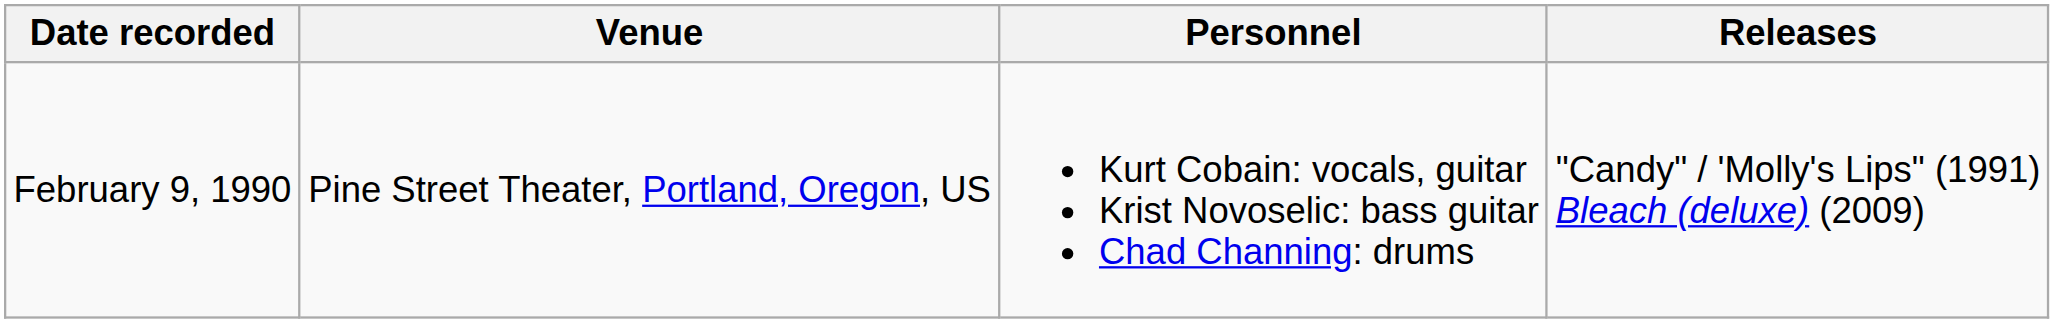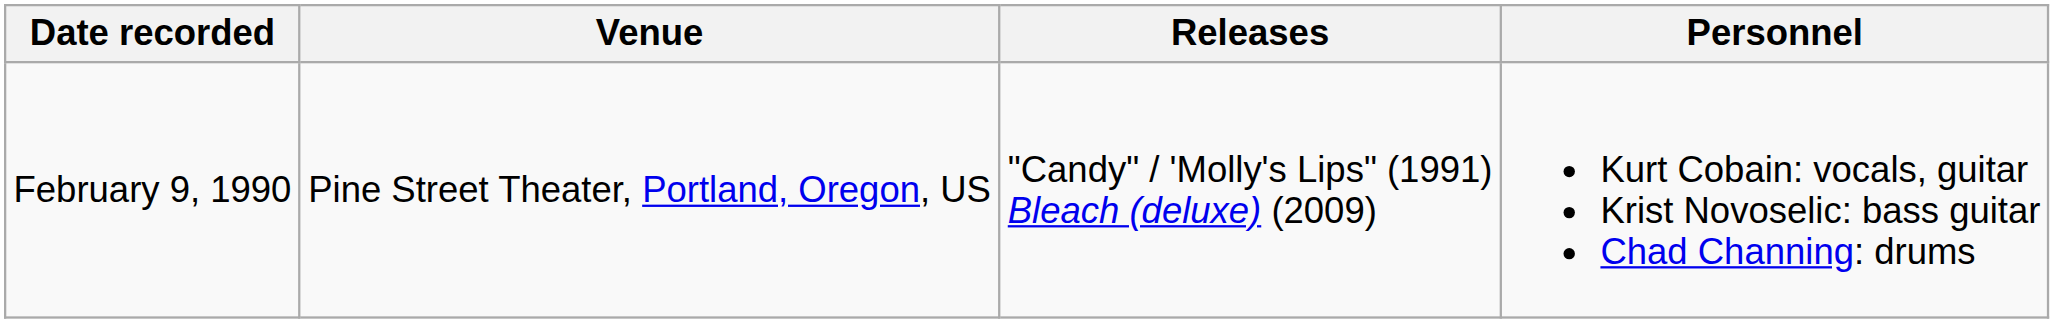columns swapped: (1798, 33) <-> (1273, 33)
